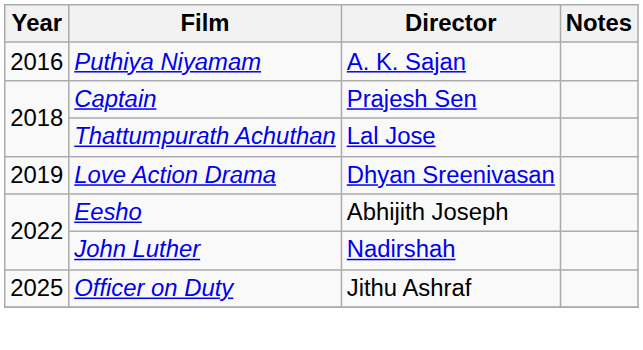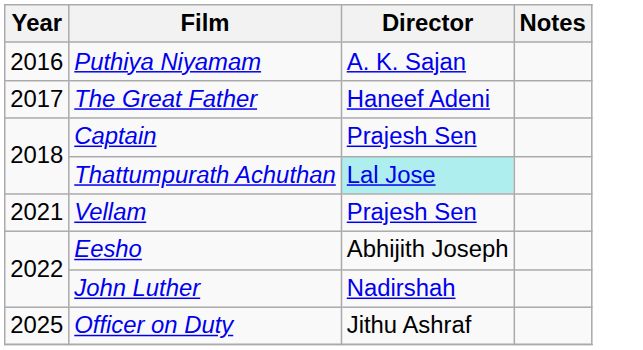+ row: (166, 99)
(391, 136) no background -> (391, 174) paleturquoise background
- row: (175, 174)
+ row: (110, 212)
